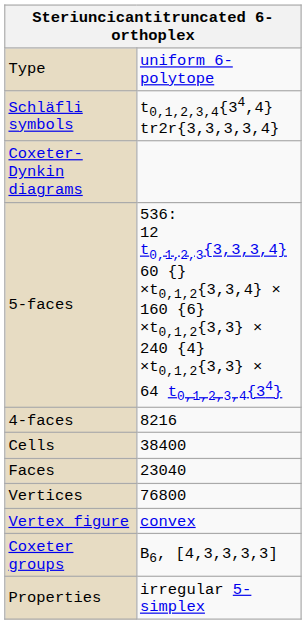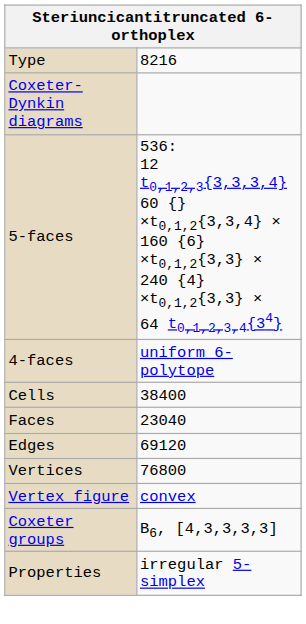(186, 70) uniform 6-polytope -> (159, 61) 8216
- row: (46, 116)
(159, 420) 8216 -> (186, 361) uniform 6-polytope
+ row: (32, 446)
